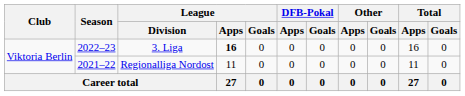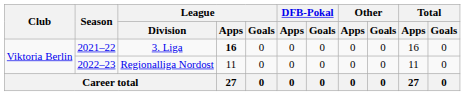(96, 47) 2022–23 -> (96, 47) 2021–22
(96, 64) 2021–22 -> (96, 64) 2022–23
